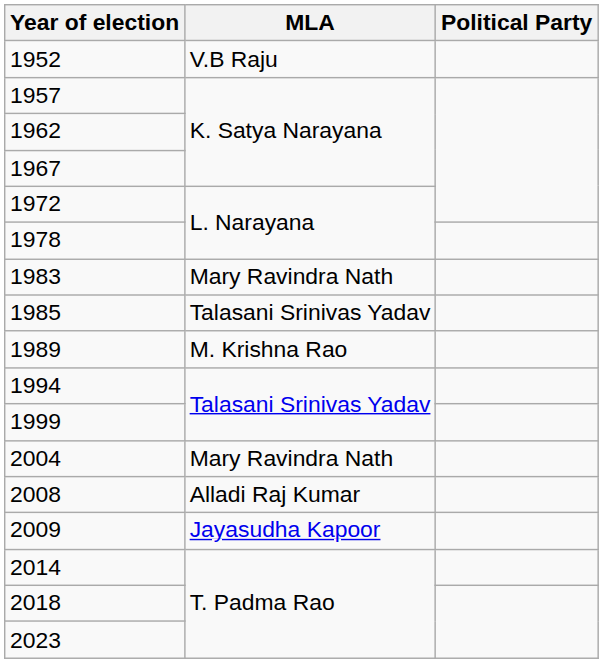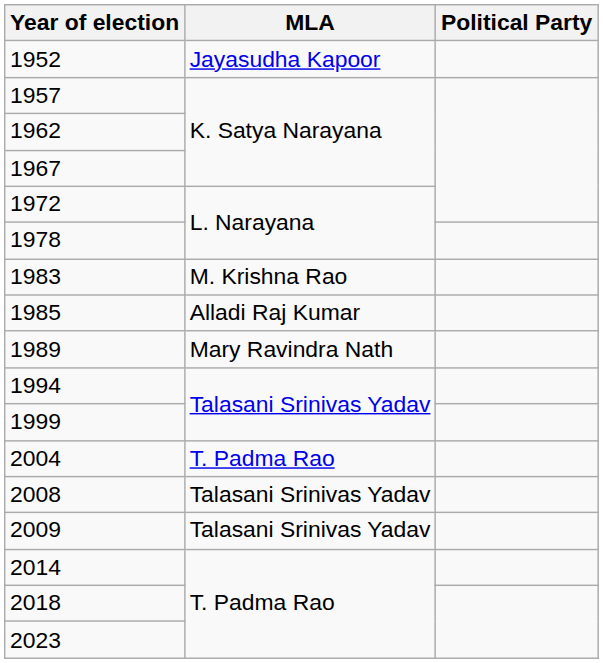(234, 58) V.B Raju -> (285, 58) Jayasudha Kapoor
(291, 276) Mary Ravindra Nath -> (268, 276) M. Krishna Rao
(310, 312) Talasani Srinivas Yadav -> (275, 312) Alladi Raj Kumar
(268, 349) M. Krishna Rao -> (291, 349) Mary Ravindra Nath
(291, 458) Mary Ravindra Nath -> (262, 458) T. Padma Rao
(275, 494) Alladi Raj Kumar -> (310, 494) Talasani Srinivas Yadav
(285, 530) Jayasudha Kapoor -> (310, 530) Talasani Srinivas Yadav
